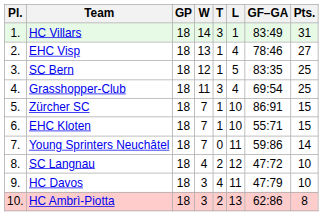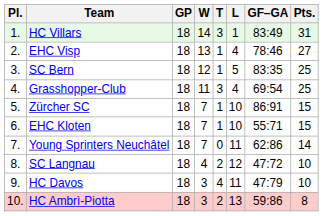(268, 145) 59:86 -> (268, 145) 62:86
(268, 201) 62:86 -> (268, 201) 59:86
